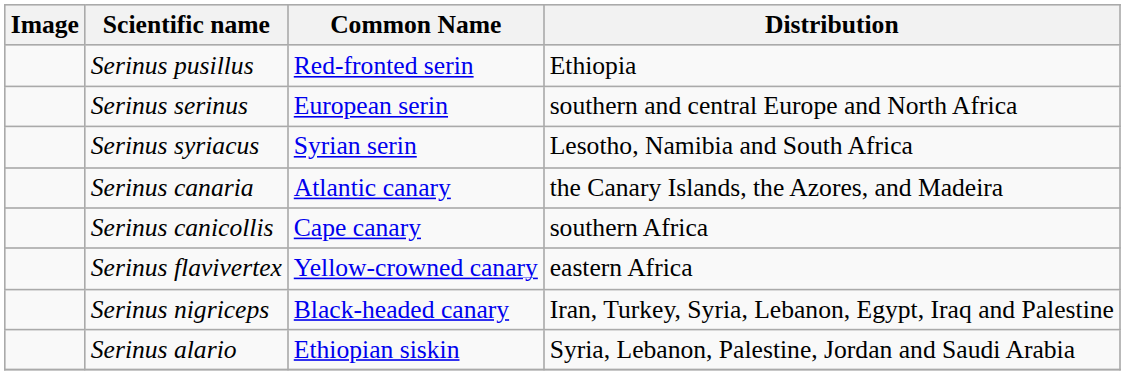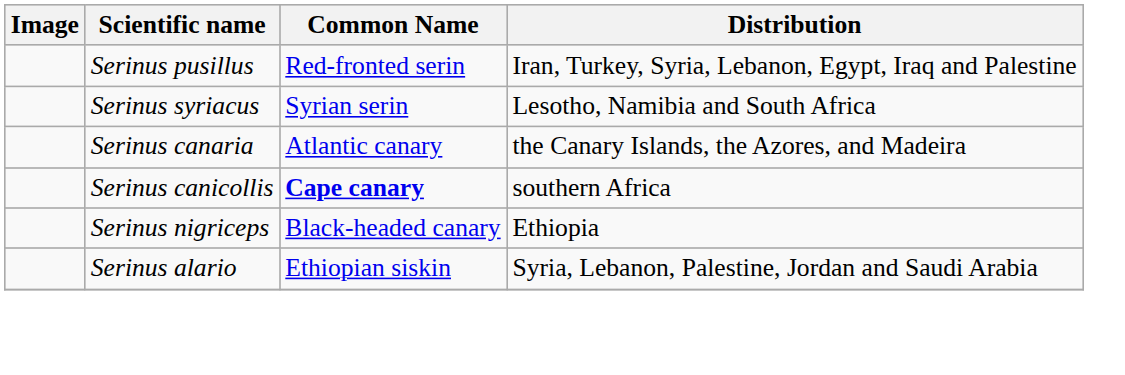(593, 65) Ethiopia -> (795, 65) Iran, Turkey, Syria, Lebanon, Egypt, Iraq and Palestine
- row: (169, 106)
(357, 227) normal -> (355, 187) bold
- row: (186, 268)
(832, 308) Iran, Turkey, Syria, Lebanon, Egypt, Iraq and Palestine -> (556, 227) Ethiopia
